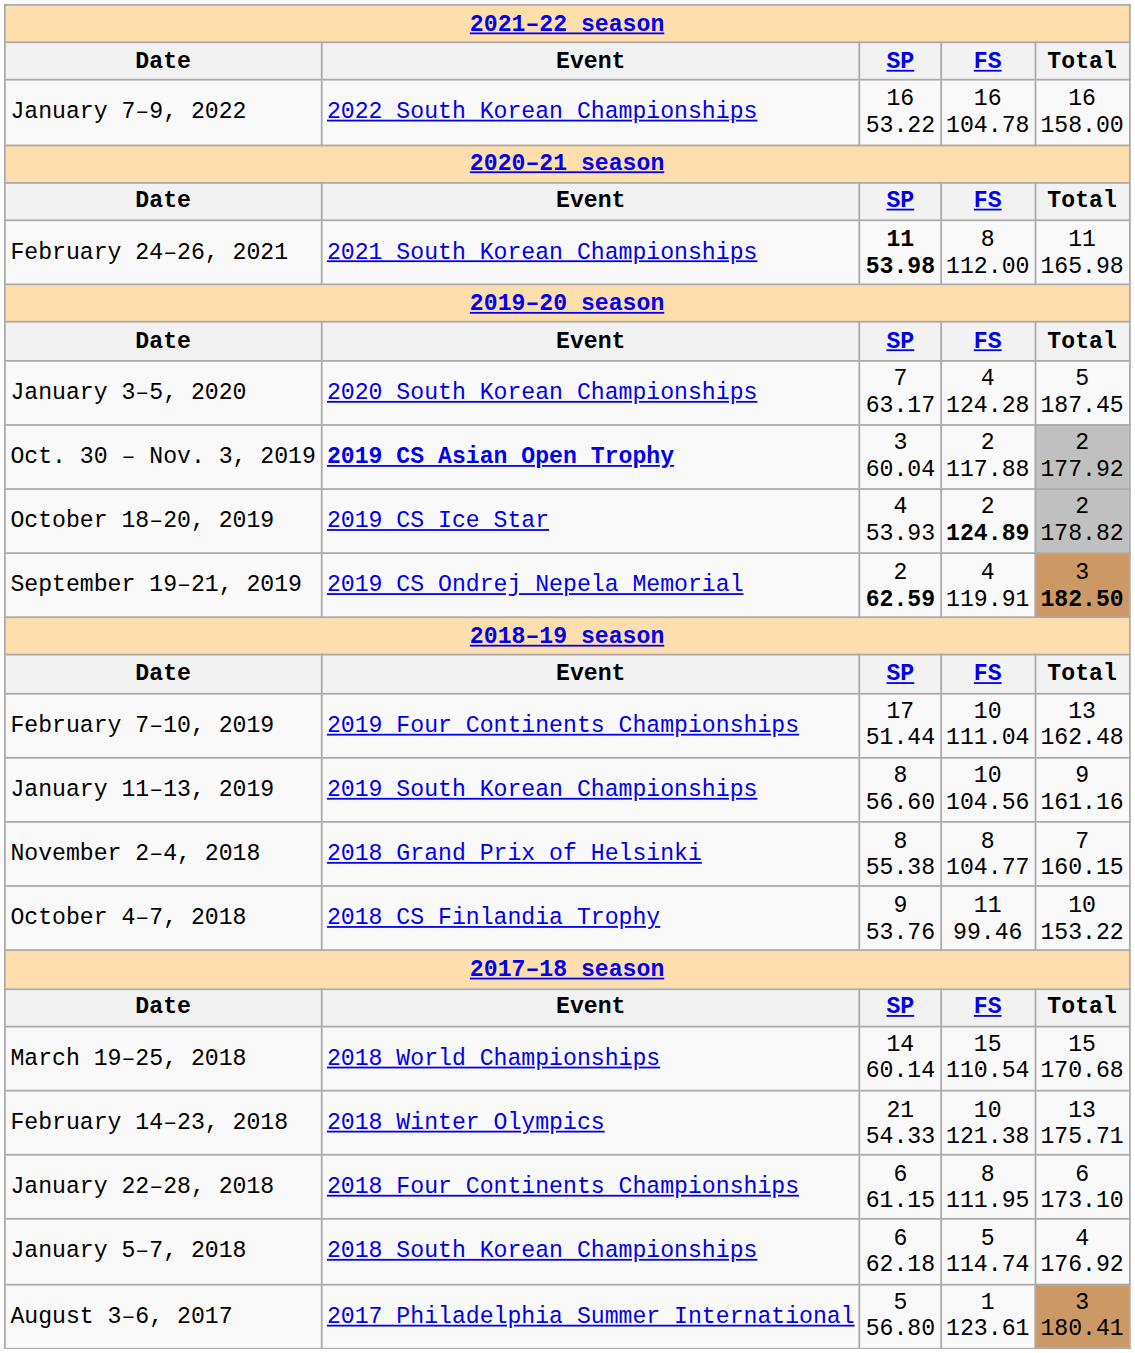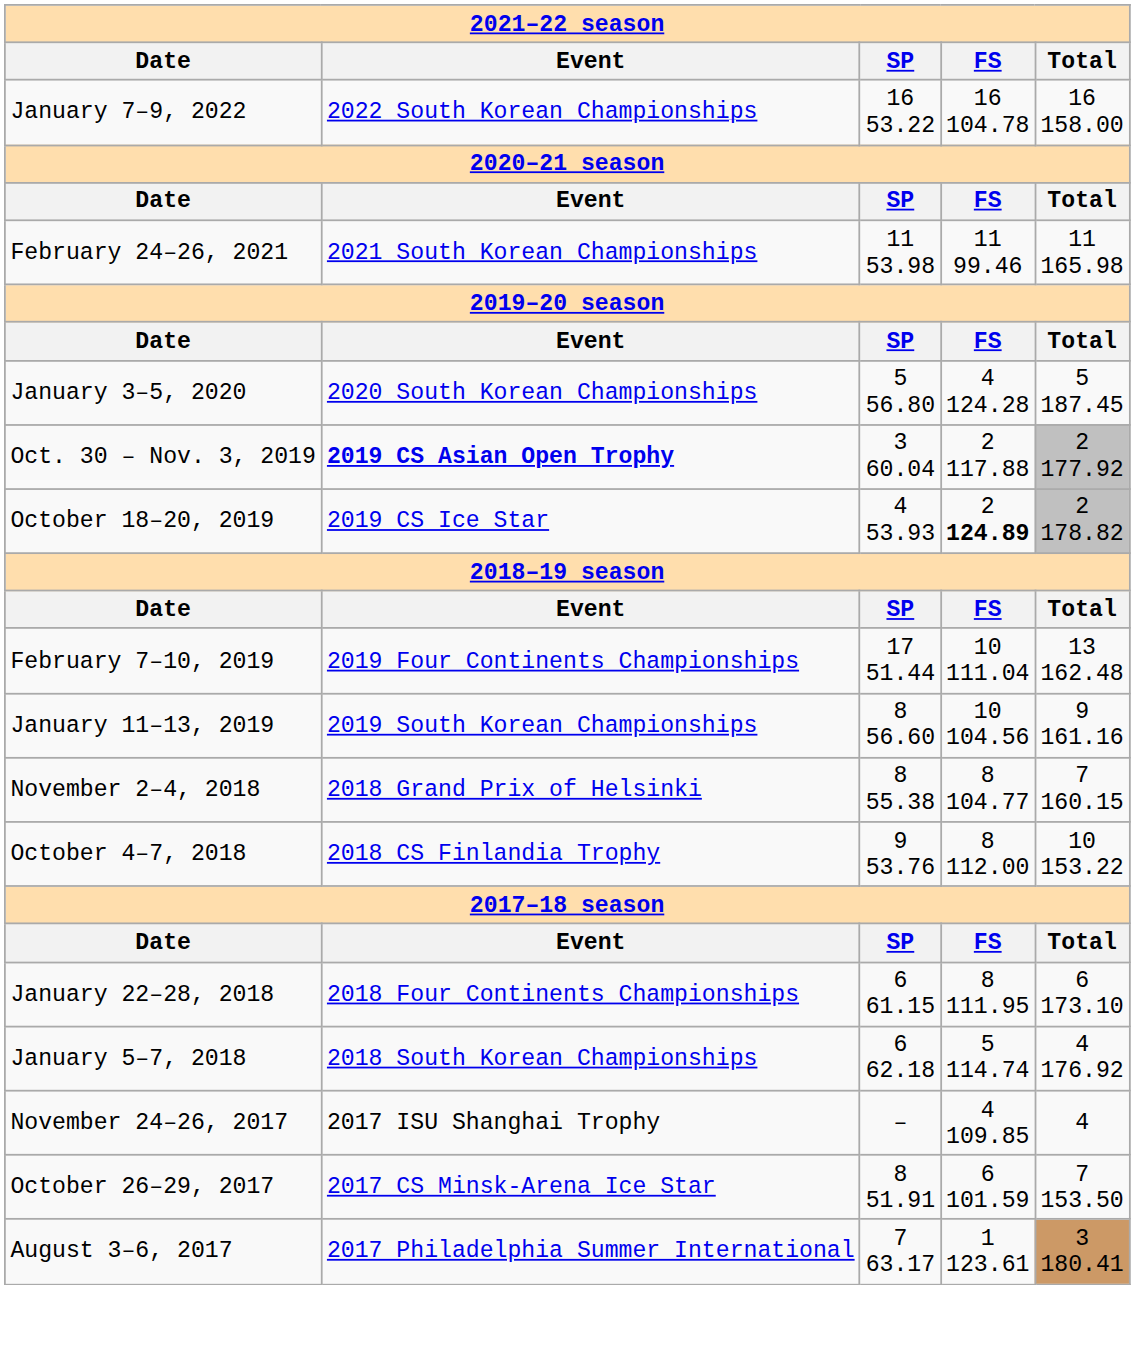(900, 252) bold -> (900, 252) normal
(988, 252) 8 112.00 -> (988, 252) 11 99.46
(900, 392) 7 63.17 -> (900, 392) 5 56.80
- row: (156, 585)
(988, 919) 11 99.46 -> (988, 854) 8 112.00
- row: (128, 1058)
- row: (149, 1123)
+ row: (149, 1123)
+ row: (142, 1187)
(900, 1316) 5 56.80 -> (900, 1252) 7 63.17
